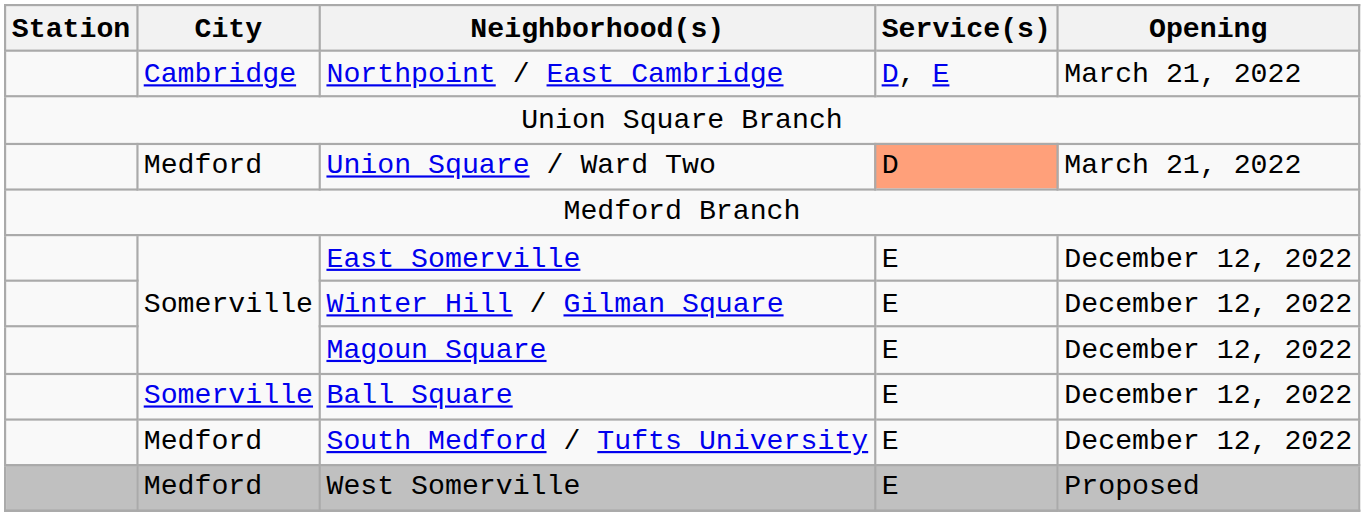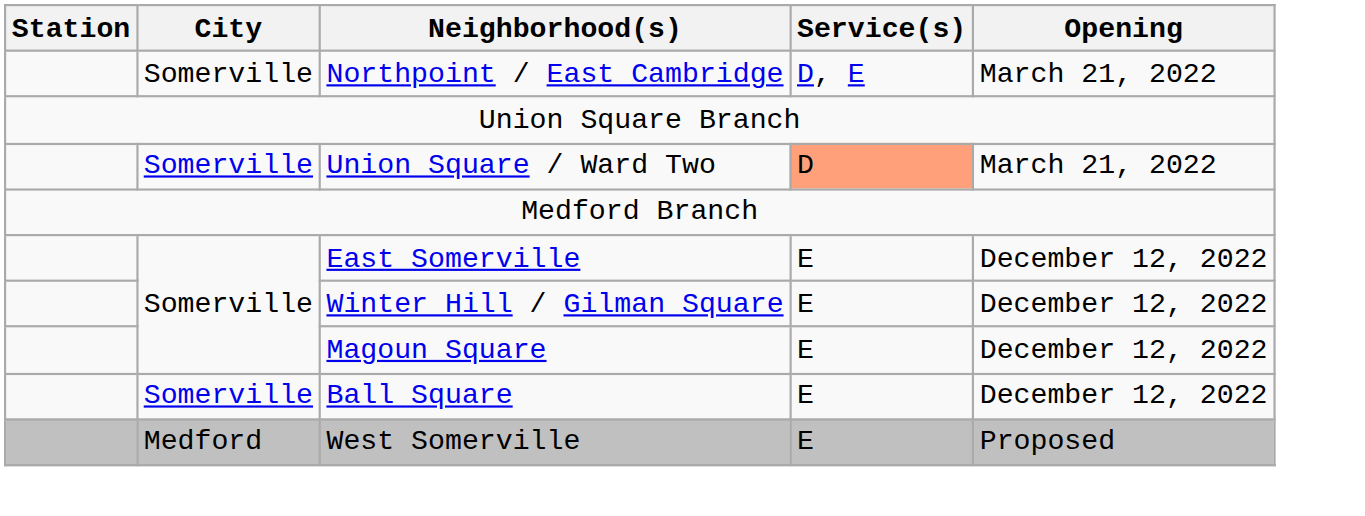(220, 74) Cambridge -> (228, 74) Somerville
(203, 166) Medford -> (228, 166) Somerville
- row: (597, 442)
